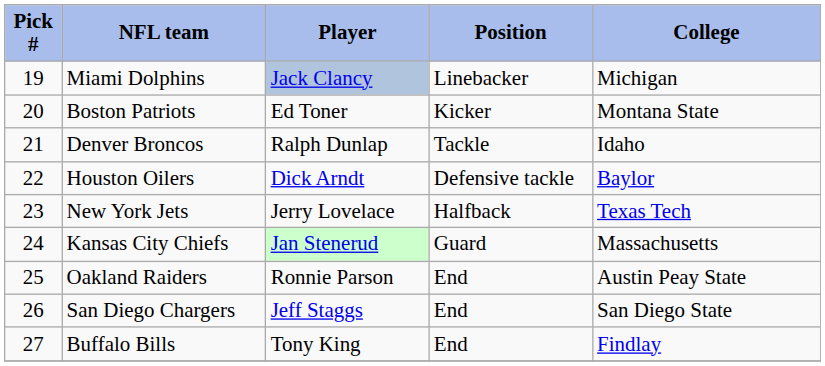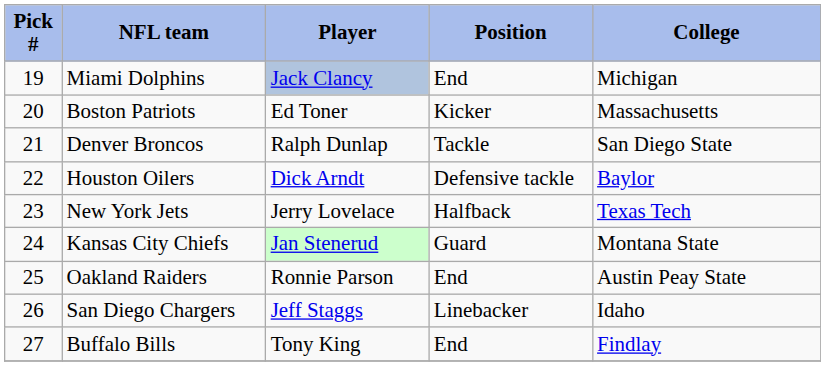(481, 77) Linebacker -> (451, 77) End
(658, 111) Montana State -> (658, 111) Massachusetts
(621, 144) Idaho -> (665, 144) San Diego State
(658, 244) Massachusetts -> (658, 244) Montana State
(451, 310) End -> (481, 310) Linebacker
(665, 310) San Diego State -> (621, 310) Idaho
